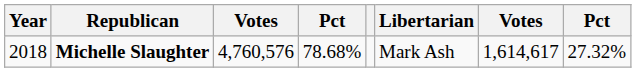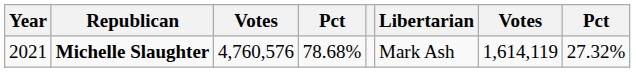(28, 51) 2018 -> (28, 51) 2021
(521, 51) 1,614,617 -> (520, 51) 1,614,119
